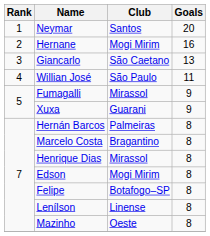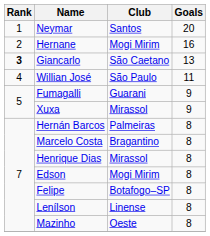(19, 61) normal -> (19, 61) bold
(129, 93) Mirassol -> (128, 93) Guarani
(128, 110) Guarani -> (129, 110) Mirassol
